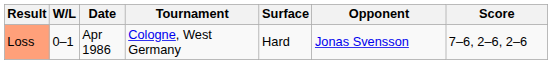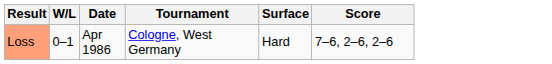- column: (379, 14)
